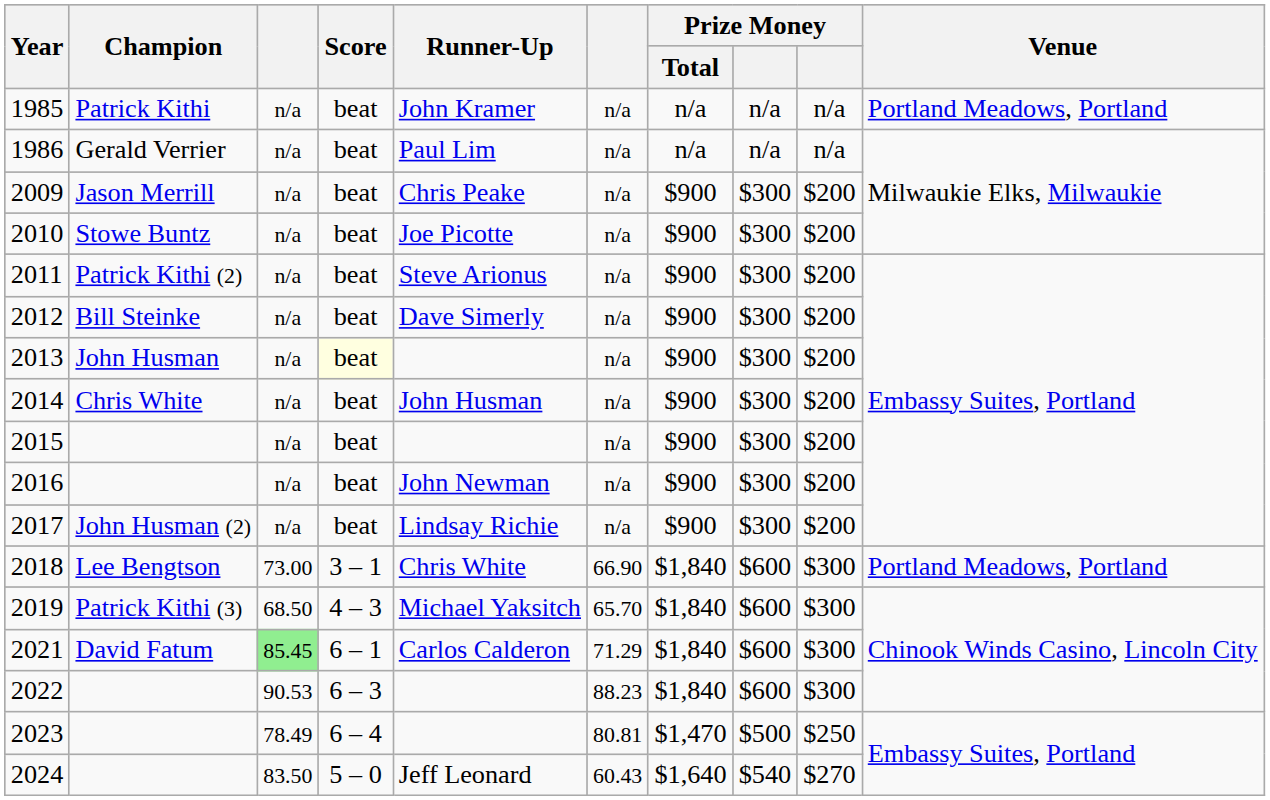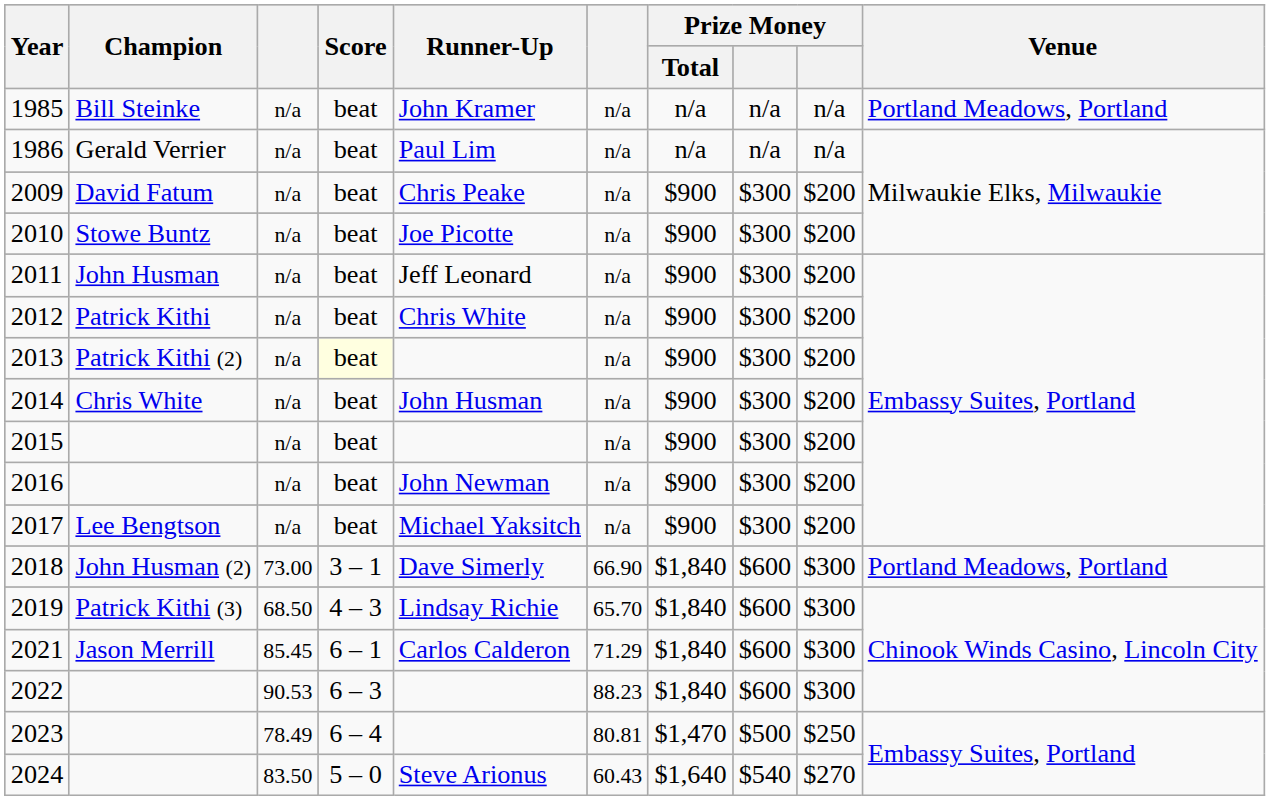(143, 108) Patrick Kithi -> (138, 108) Bill Steinke
(145, 191) Jason Merrill -> (144, 191) David Fatum
(159, 274) Patrick Kithi (2) -> (147, 274) John Husman
(473, 274) Steve Arionus -> (465, 274) Jeff Leonard
(138, 316) Bill Steinke -> (143, 316) Patrick Kithi
(471, 316) Dave Simerly -> (462, 316) Chris White
(147, 358) John Husman -> (159, 358) Patrick Kithi (2)
(163, 524) John Husman (2) -> (148, 524) Lee Bengtson
(479, 524) Lindsay Richie -> (490, 524) Michael Yaksitch
(148, 566) Lee Bengtson -> (163, 566) John Husman (2)
(462, 566) Chris White -> (471, 566) Dave Simerly
(490, 607) Michael Yaksitch -> (479, 607) Lindsay Richie
(144, 649) David Fatum -> (145, 649) Jason Merrill
(288, 651) lightgreen background -> (288, 651) no background
(465, 774) Jeff Leonard -> (473, 774) Steve Arionus
